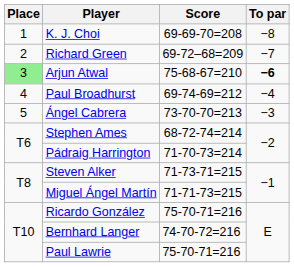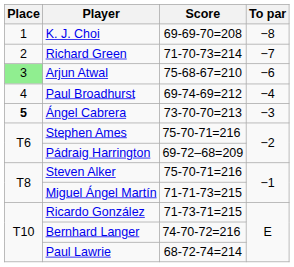(203, 53) 69-72–68=209 -> (203, 53) 71-70-73=214
(268, 73) bold -> (268, 73) normal
(24, 113) normal -> (24, 113) bold
(203, 133) 68-72-74=214 -> (201, 133) 75-70-71=216
(203, 152) 71-70-73=214 -> (203, 152) 69-72–68=209
(203, 172) 71-73-71=215 -> (203, 172) 75-70-71=216
(203, 212) 75-70-71=216 -> (203, 212) 71-73-71=215
(201, 251) 75-70-71=216 -> (203, 251) 68-72-74=214
